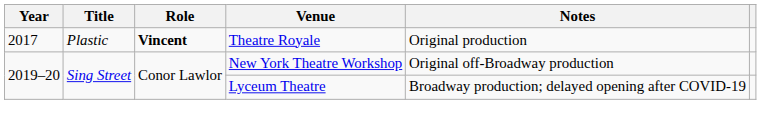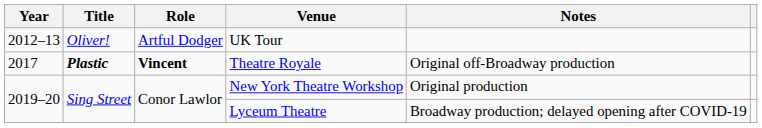+ row: (256, 39)
(87, 39) normal -> (87, 63) bold
(468, 39) Original production -> (512, 63) Original off-Broadway production
(511, 63) Original off-Broadway production -> (469, 87) Original production
